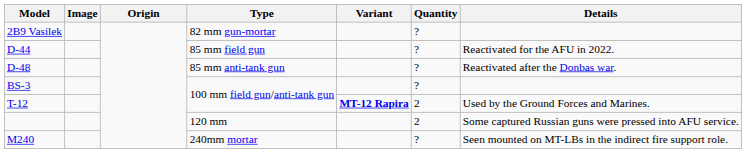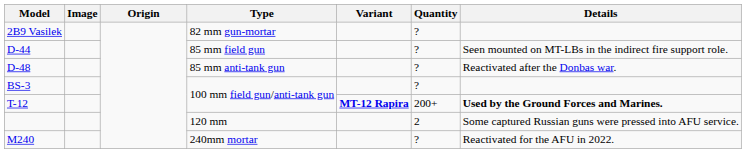(538, 49) Reactivated for the AFU in 2022. -> (595, 49) Seen mounted on MT-LBs in the indirect fire support role.
(417, 103) 2 -> (426, 103) 200+
(556, 103) normal -> (563, 103) bold
(595, 139) Seen mounted on MT-LBs in the indirect fire support role. -> (538, 139) Reactivated for the AFU in 2022.
